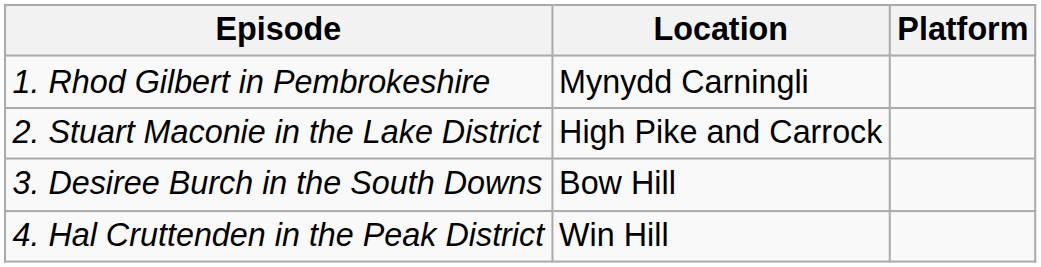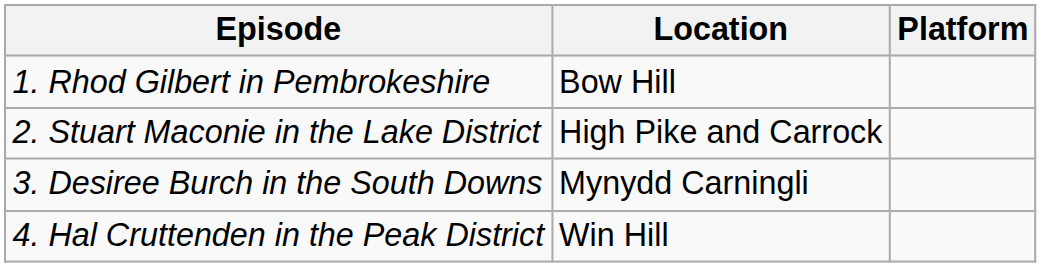(684, 81) Mynydd Carningli -> (617, 81) Bow Hill
(617, 183) Bow Hill -> (684, 183) Mynydd Carningli
